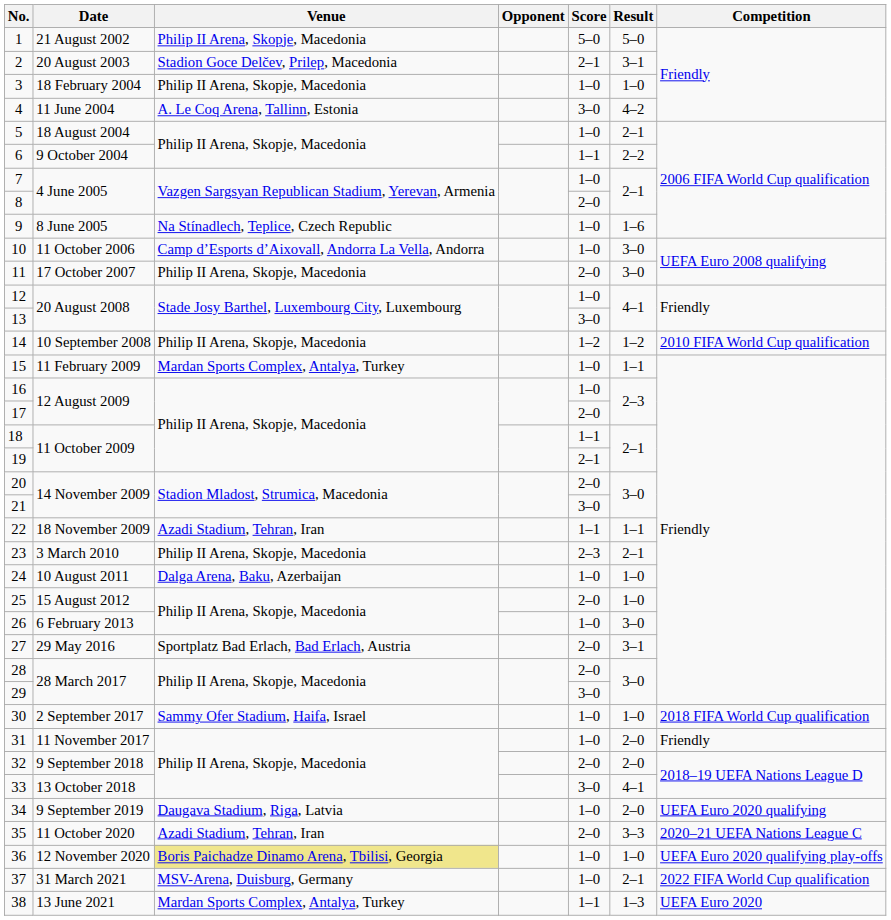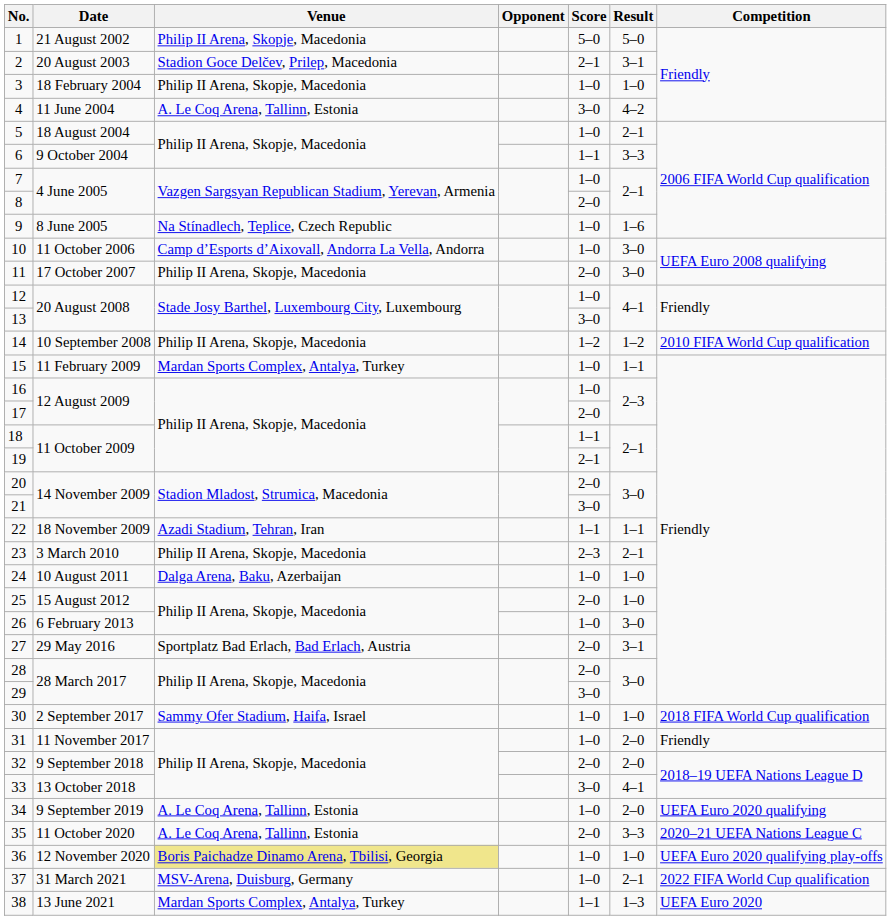(633, 156) 2–2 -> (633, 156) 3–3
(250, 809) Daugava Stadium, Riga, Latvia -> (258, 809) A. Le Coq Arena, Tallinn, Estonia
(241, 833) Azadi Stadium, Tehran, Iran -> (258, 833) A. Le Coq Arena, Tallinn, Estonia
